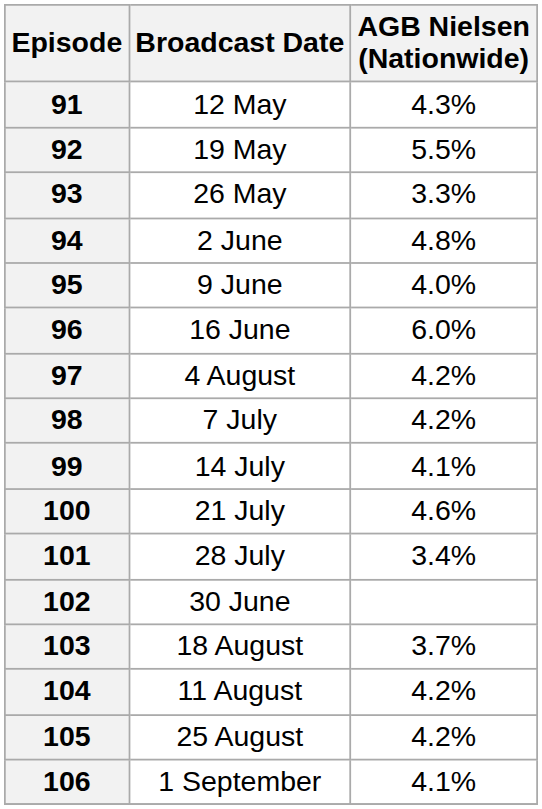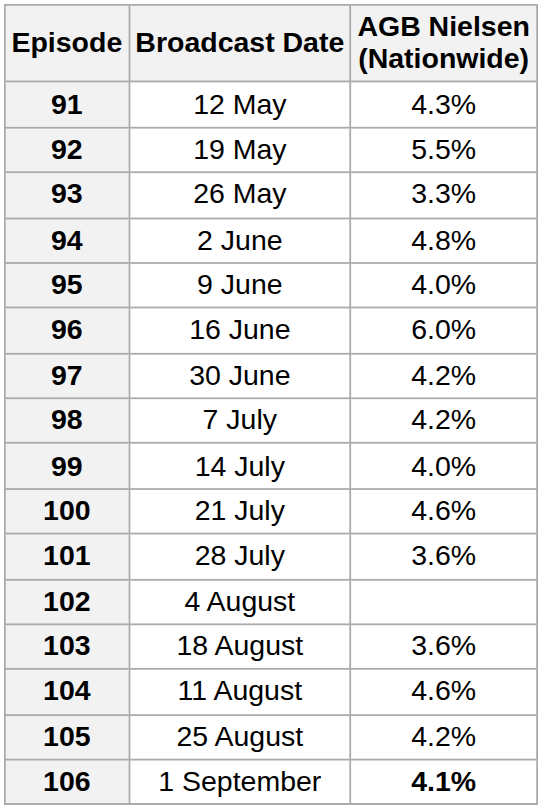(240, 375) 4 August -> (240, 375) 30 June
(444, 465) 4.1% -> (444, 465) 4.0%
(444, 555) 3.4% -> (444, 555) 3.6%
(240, 601) 30 June -> (240, 601) 4 August
(444, 646) 3.7% -> (444, 646) 3.6%
(444, 691) 4.2% -> (444, 691) 4.6%
(444, 781) normal -> (444, 781) bold
